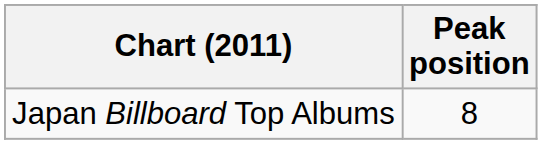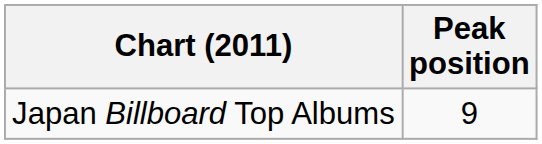(469, 113) 8 -> (469, 113) 9
